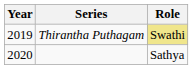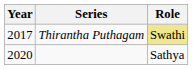(20, 34) 2019 -> (20, 34) 2017
